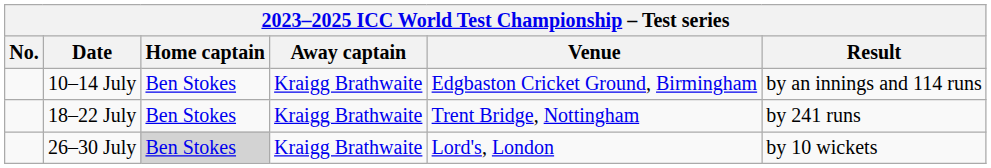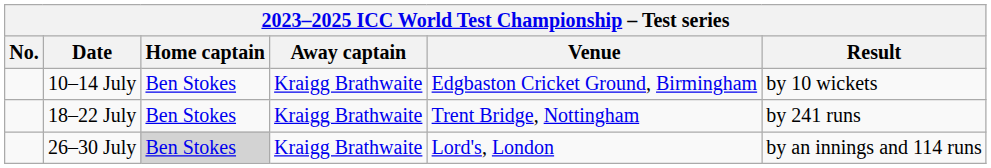(874, 83) by an innings and 114 runs -> (822, 83) by 10 wickets
(822, 147) by 10 wickets -> (874, 147) by an innings and 114 runs
